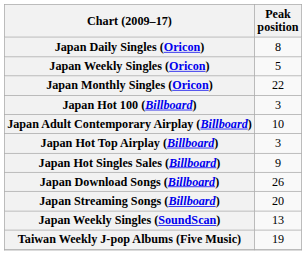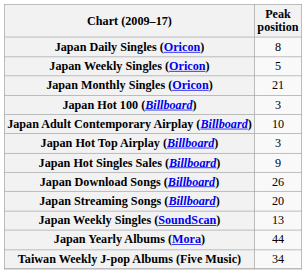(278, 85) 22 -> (278, 85) 21
+ row: (129, 239)
(278, 239) 19 -> (278, 259) 34
